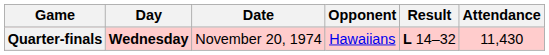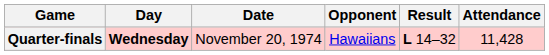(502, 38) 11,430 -> (502, 38) 11,428
